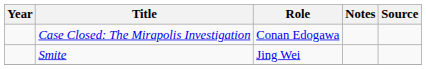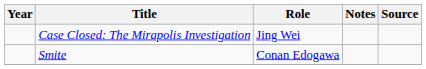(298, 34) Conan Edogawa -> (278, 34) Jing Wei
(278, 54) Jing Wei -> (298, 54) Conan Edogawa
